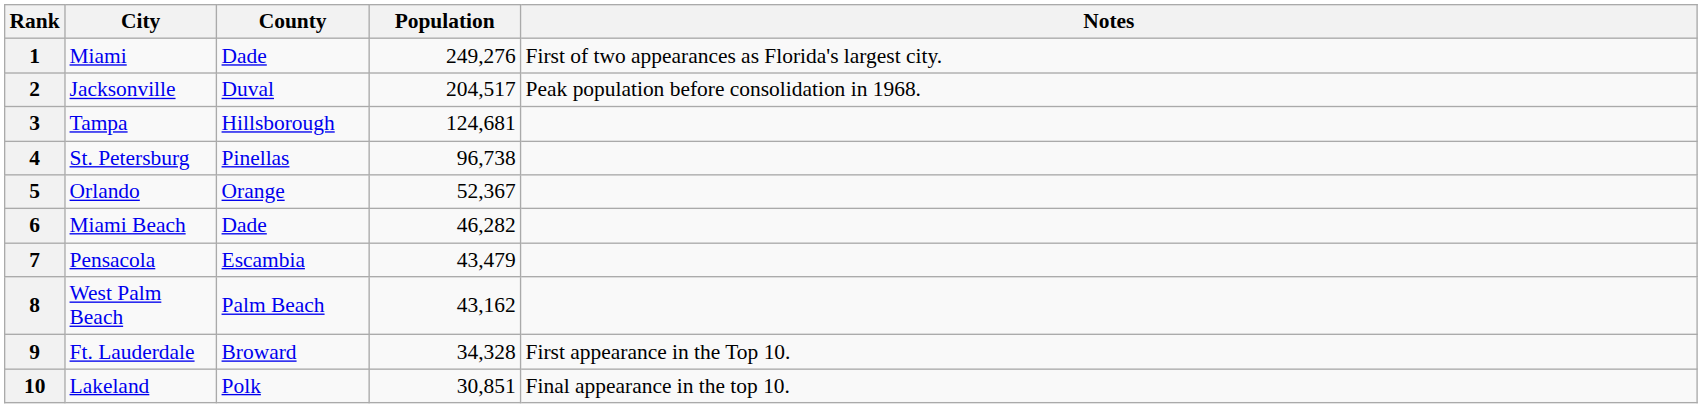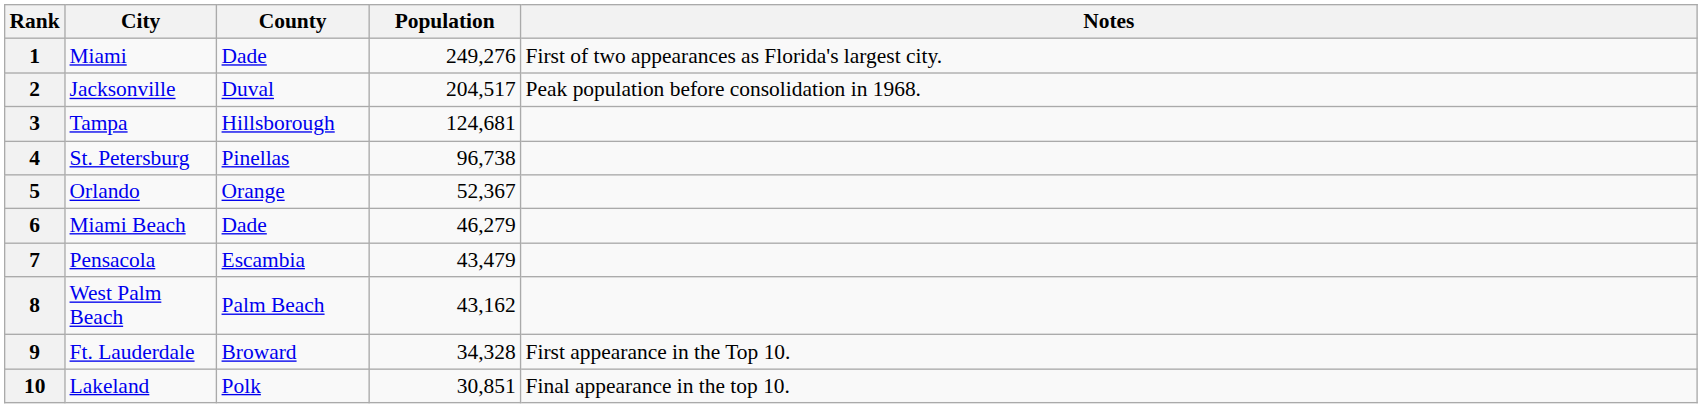(486, 225) 46,282 -> (486, 225) 46,279
